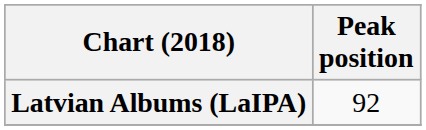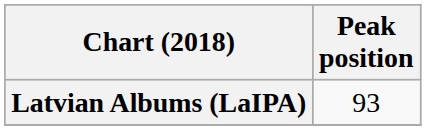(366, 102) 92 -> (366, 102) 93
